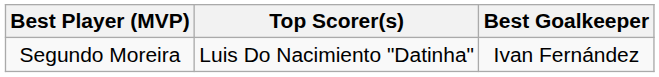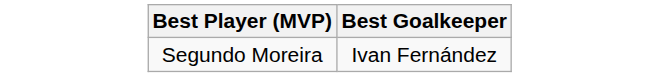- column: (337, 21)
